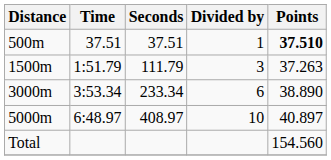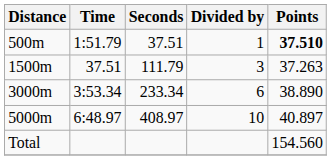(104, 42) 37.51 -> (98, 42) 1:51.79
(98, 67) 1:51.79 -> (104, 67) 37.51
